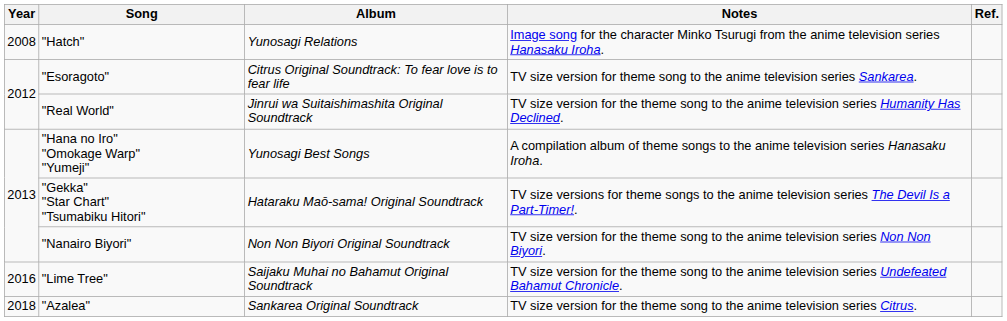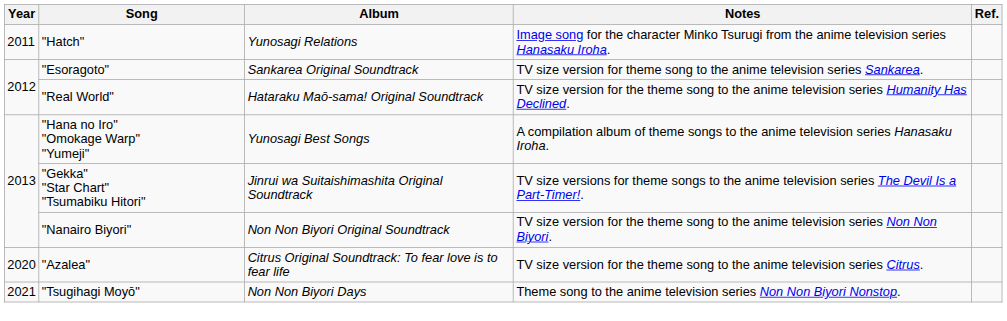(22, 42) 2008 -> (21, 42) 2011
(373, 76) Citrus Original Soundtrack: To fear love is to fear life -> (333, 69) Sankarea Original Soundtrack
(345, 111) Jinrui wa Suitaishimashita Original Soundtrack -> (365, 97) Hataraku Maō-sama! Original Soundtrack
(365, 202) Hataraku Maō-sama! Original Soundtrack -> (345, 188) Jinrui wa Suitaishimashita Original Soundtrack
- row: (75, 279)
(22, 306) 2018 -> (22, 264) 2020
(333, 306) Sankarea Original Soundtrack -> (373, 264) Citrus Original Soundtrack: To fear love is to fear life
+ row: (91, 292)
